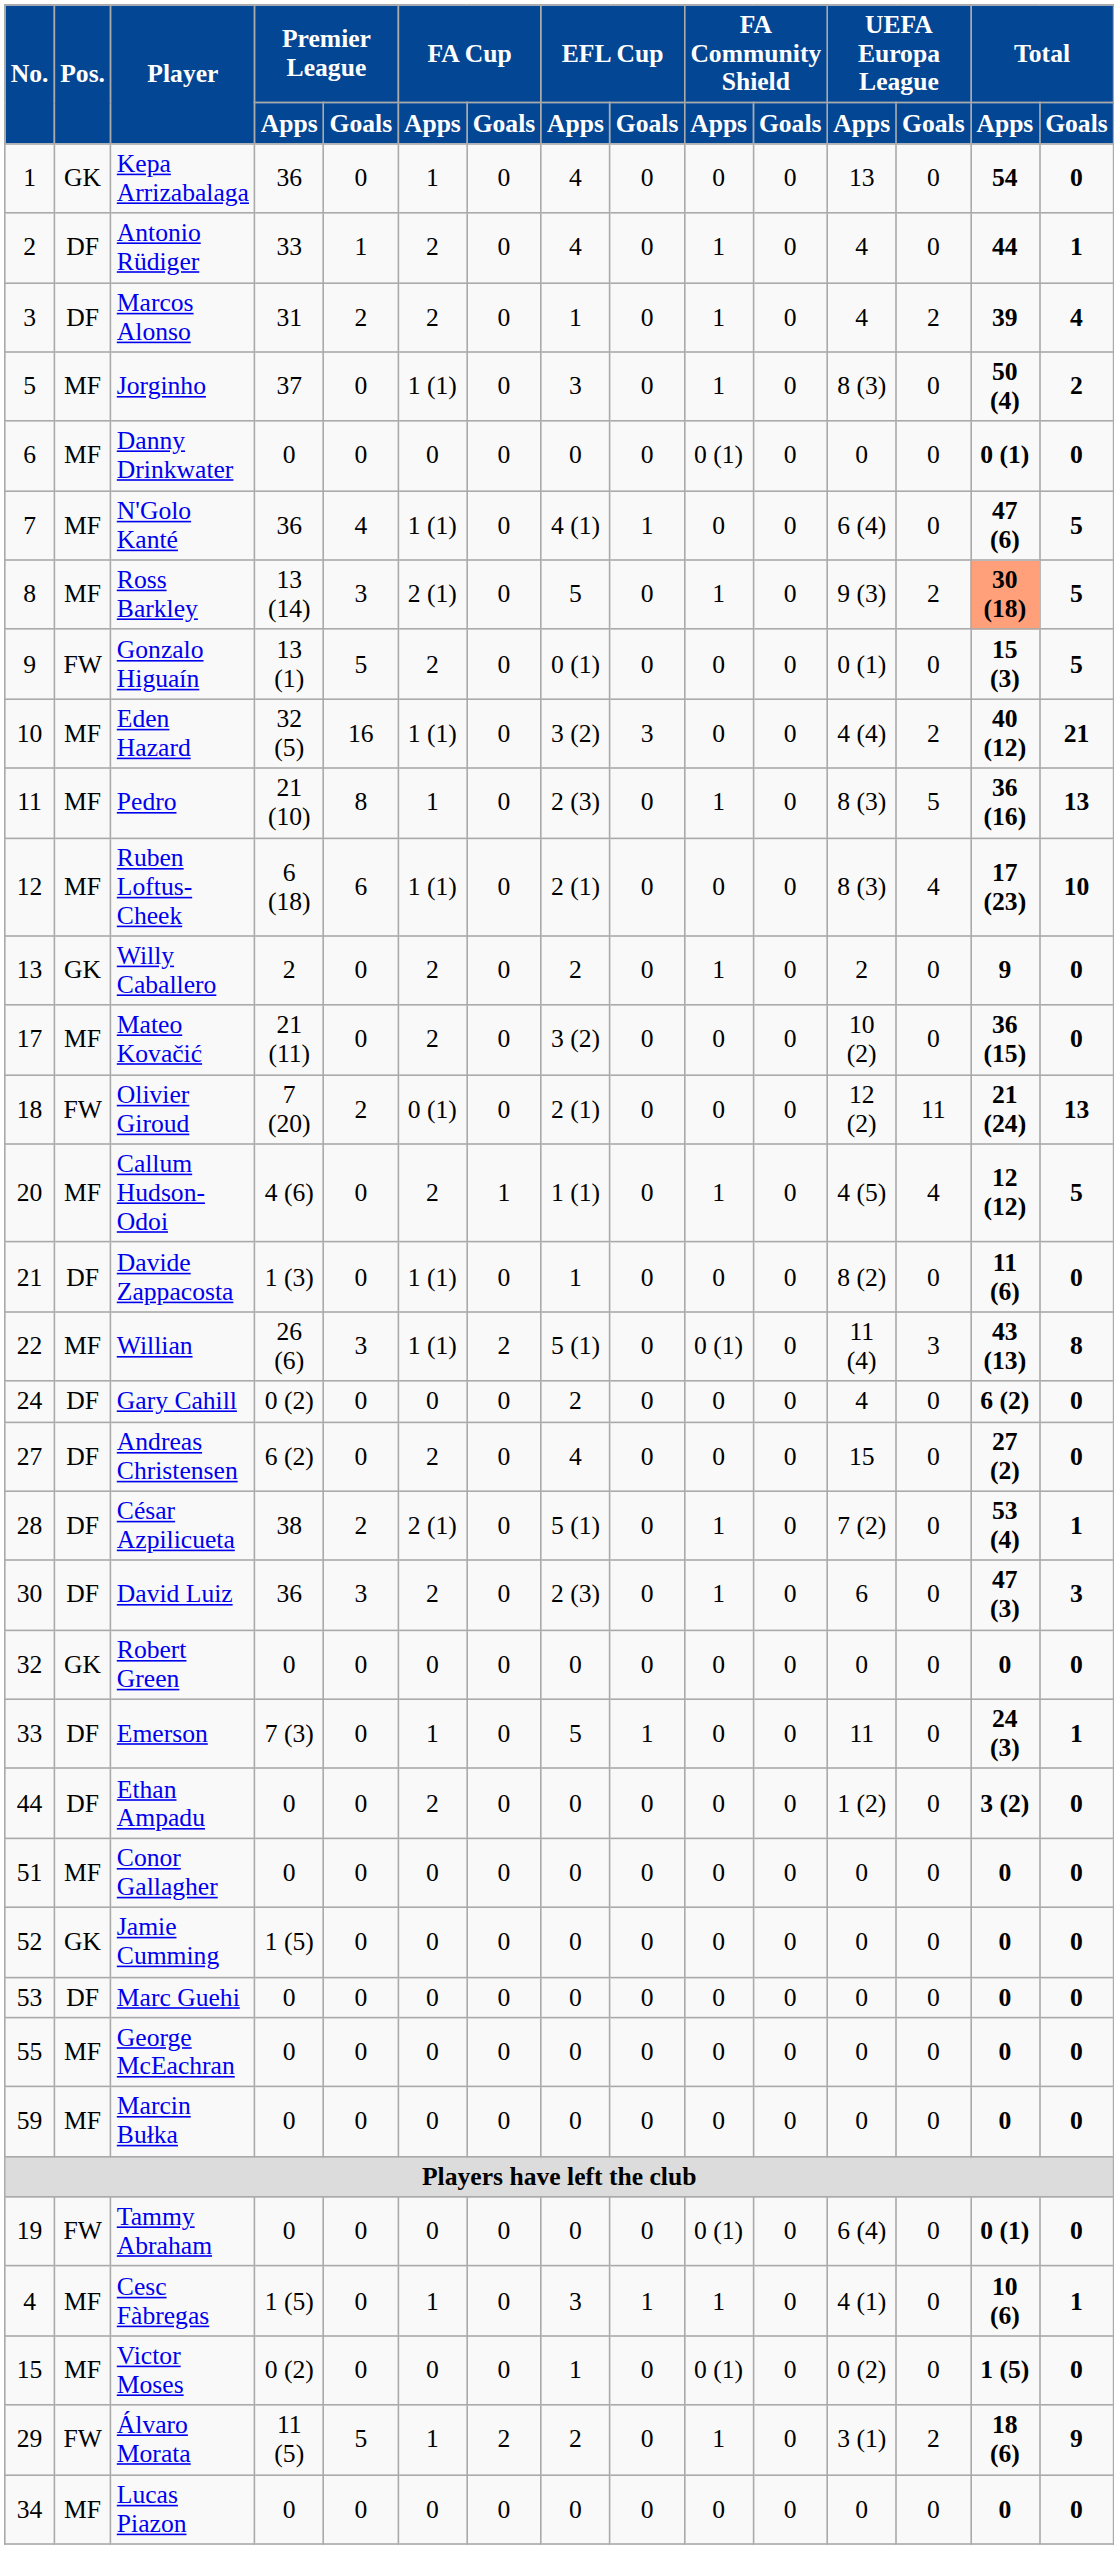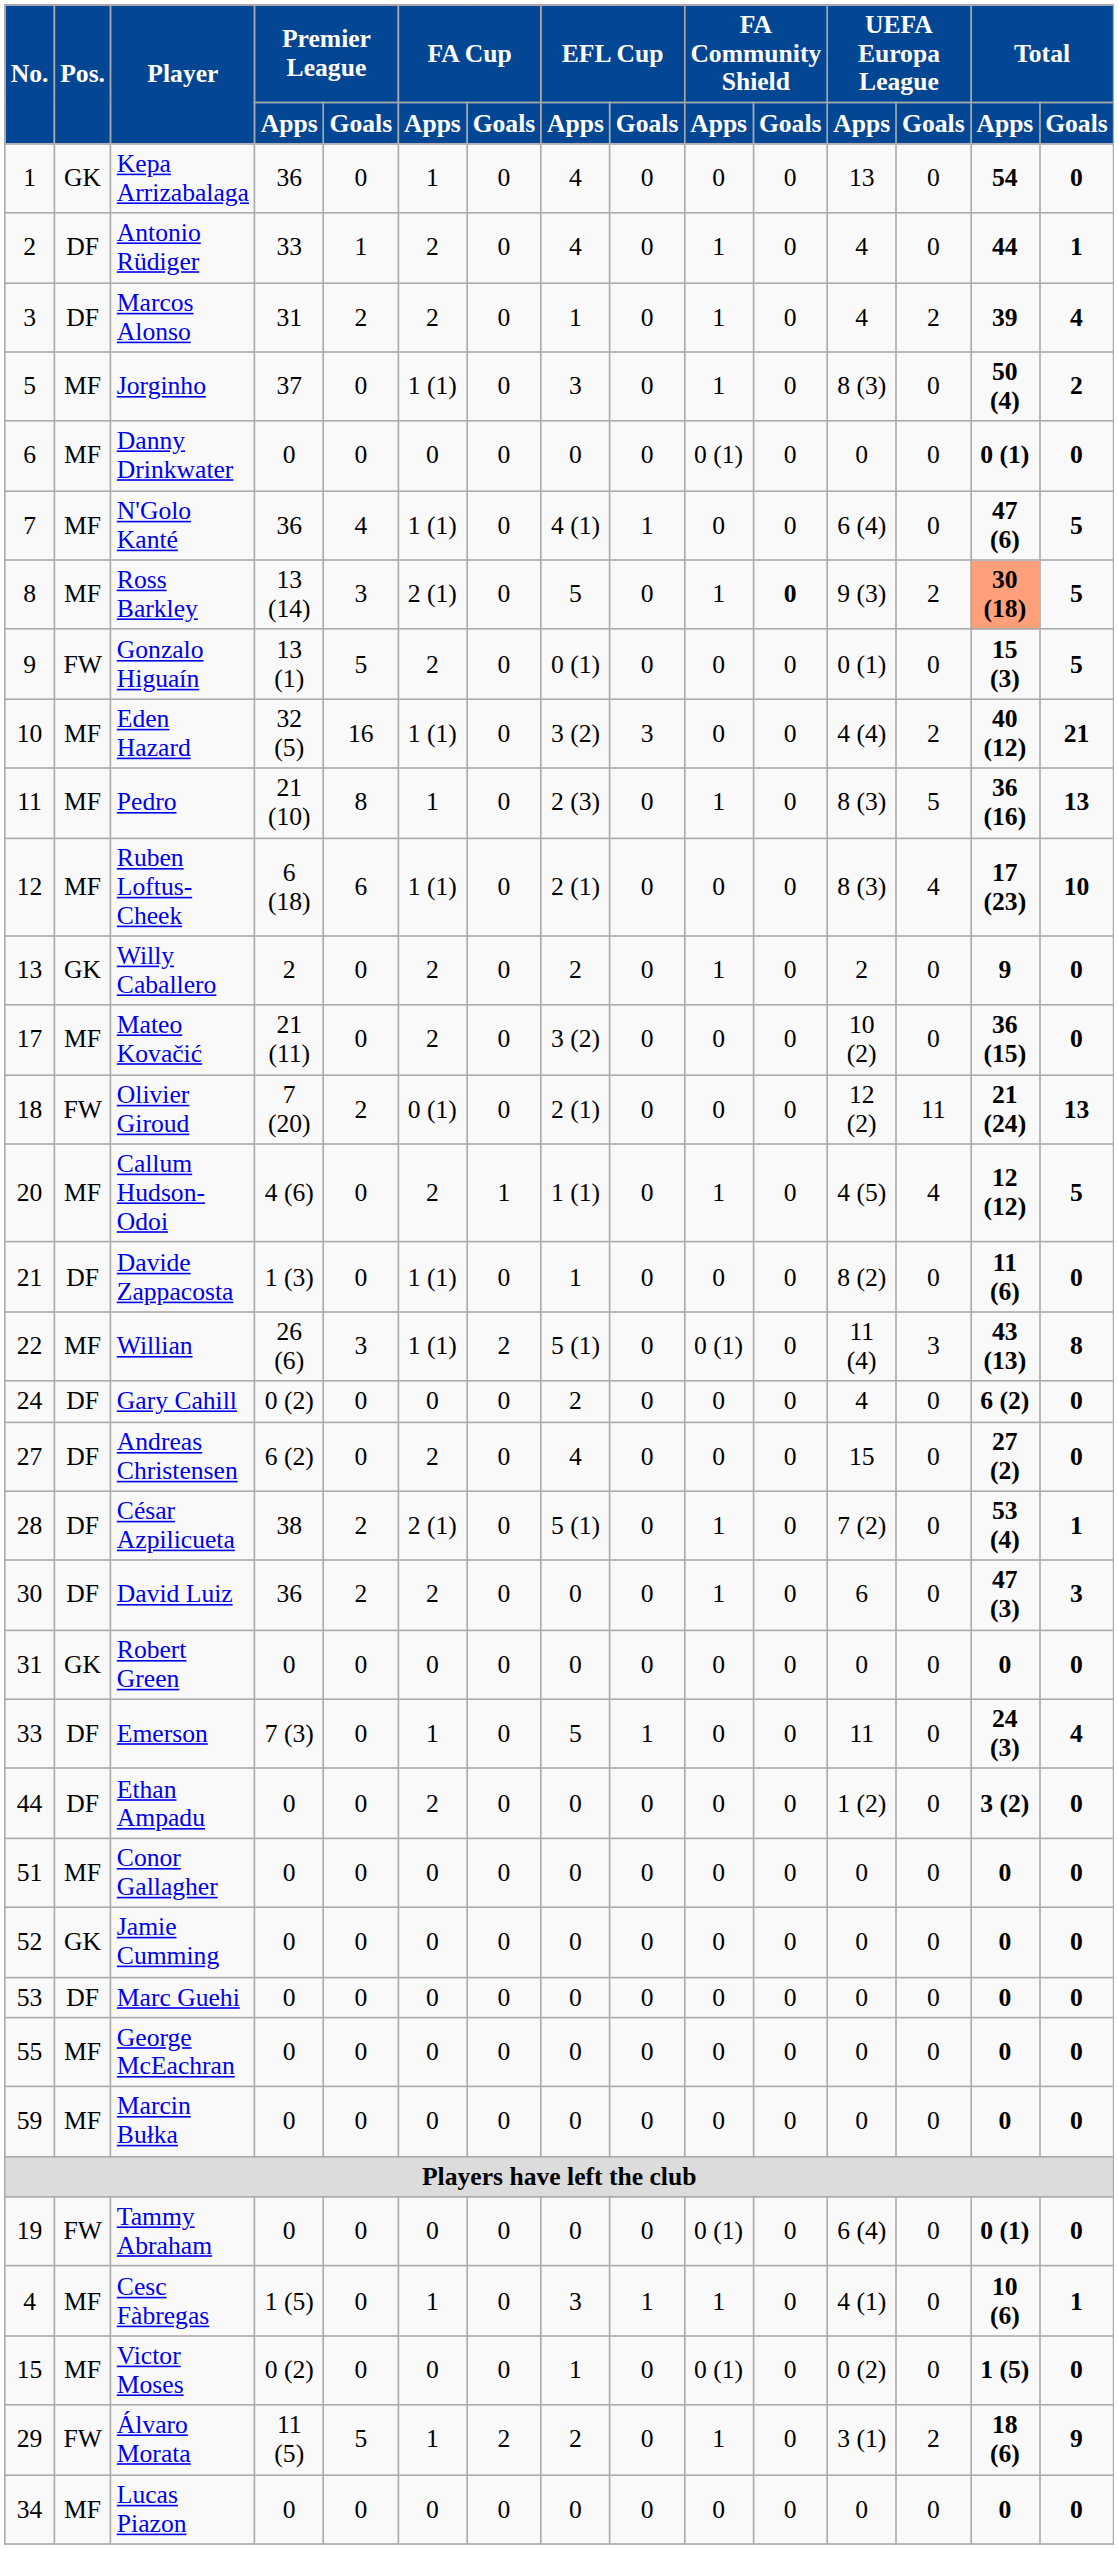(790, 594) normal -> (790, 594) bold
(361, 1594) 3 -> (361, 1594) 2
(575, 1594) 2 (3) -> (575, 1594) 0
(30, 1664) 32 -> (30, 1664) 31
(1076, 1733) 1 -> (1076, 1733) 4
(289, 1941) 1 (5) -> (289, 1941) 0
